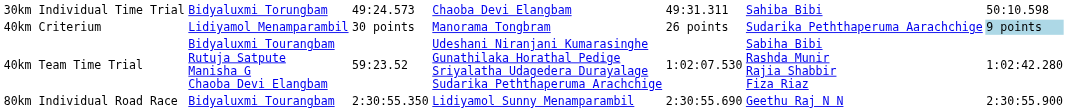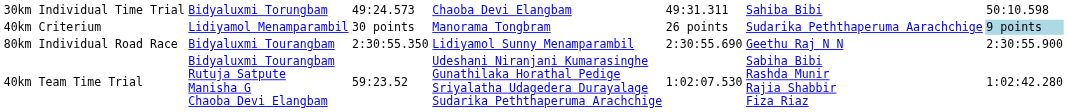rows swapped: (73, 64) <-> (91, 101)
